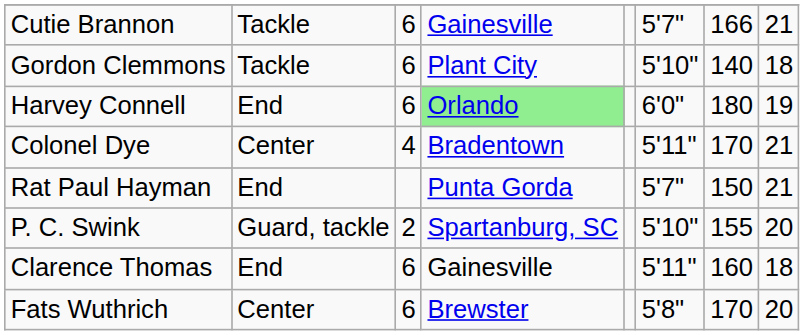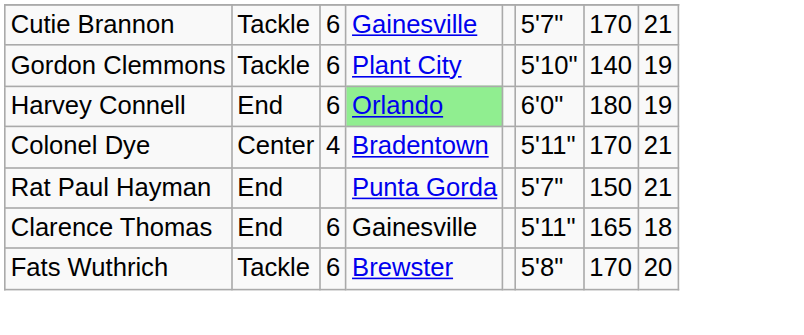(732, 24) 166 -> (611, 24) 170
(779, 65) 18 -> (658, 65) 19
- row: (75, 227)
(732, 268) 160 -> (611, 227) 165
(276, 308) Center -> (274, 268) Tackle
